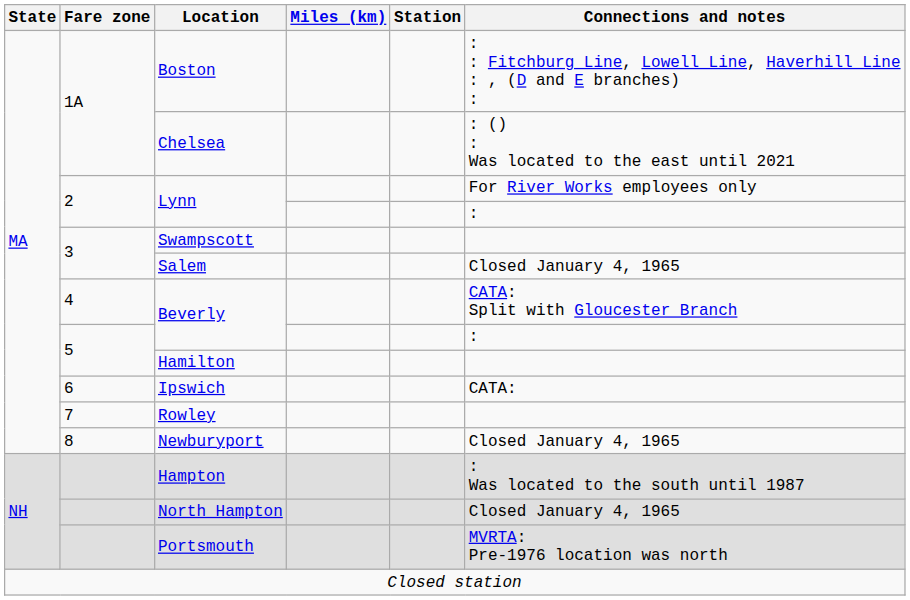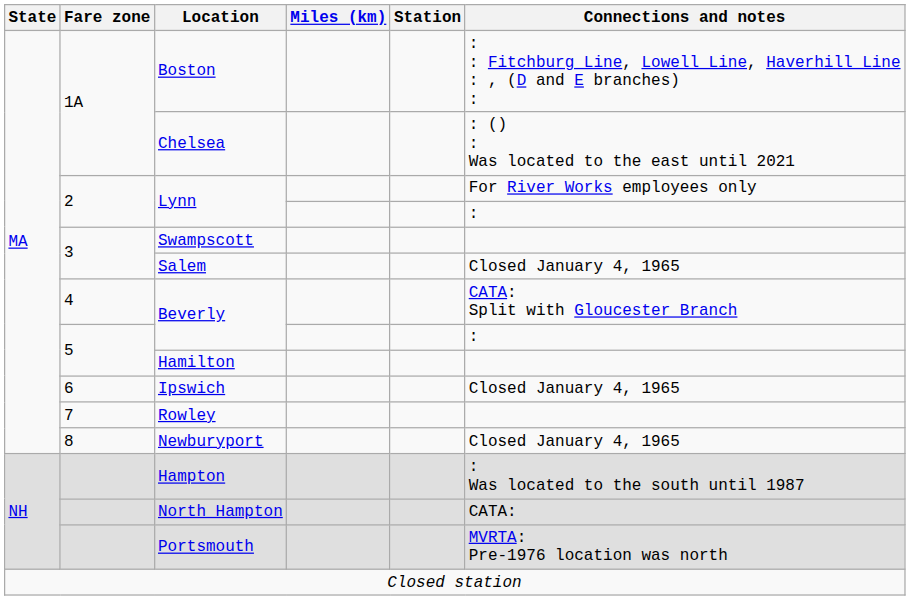(493, 389) CATA: -> (574, 389) Closed January 4, 1965
(574, 512) Closed January 4, 1965 -> (493, 512) CATA:
